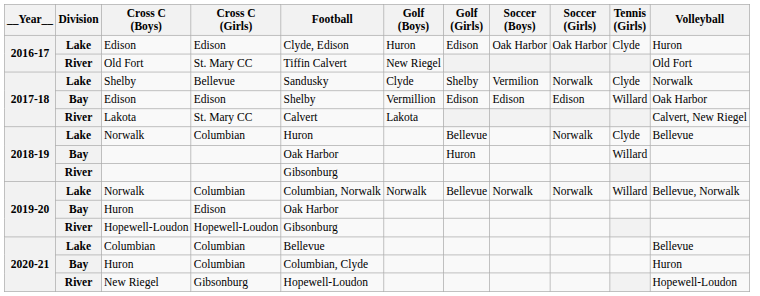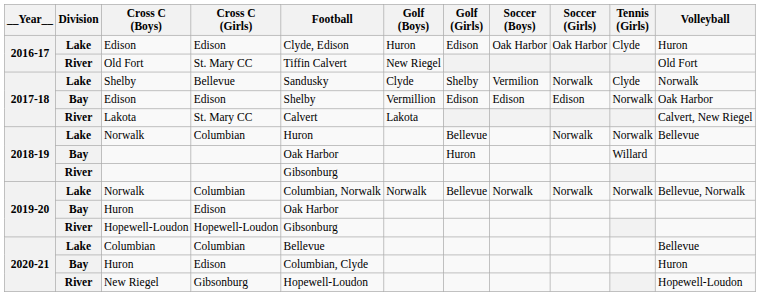(630, 99) Willard -> (633, 99) Norwalk
(626, 136) Clyde -> (633, 136) Norwalk
(630, 191) Willard -> (633, 191) Norwalk
(219, 264) Columbian -> (210, 264) Edison
